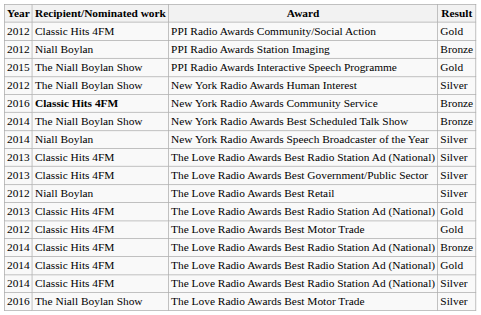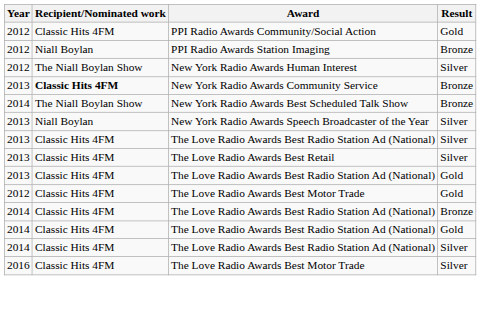- row: (284, 67)
(18, 103) 2016 -> (18, 85) 2013
(18, 139) 2014 -> (18, 121) 2013
- row: (300, 175)
(18, 193) 2012 -> (18, 157) 2013
(64, 193) Niall Boylan -> (75, 157) Classic Hits 4FM
(89, 301) The Niall Boylan Show -> (75, 265) Classic Hits 4FM
